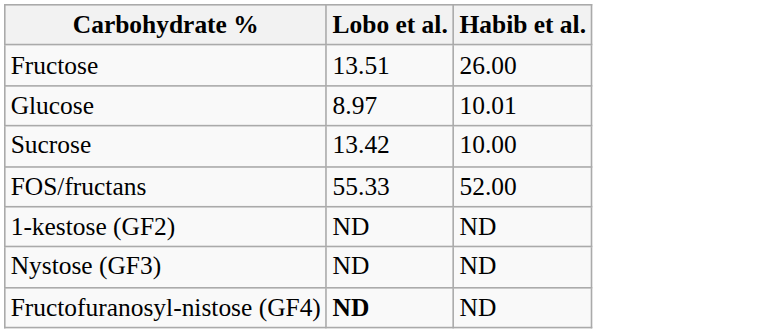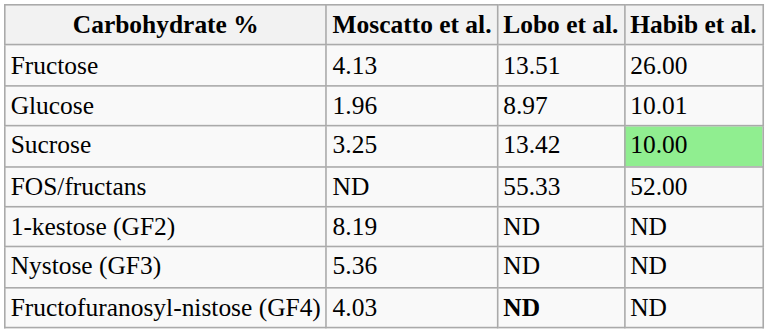+ column: (412, 24)
(488, 145) no background -> (659, 145) lightgreen background
